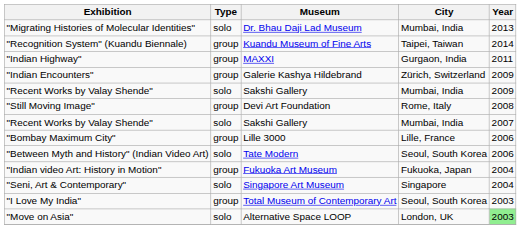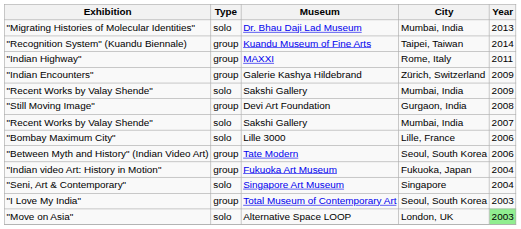(434, 59) Gurgaon, India -> (426, 59) Rome, Italy
(426, 106) Rome, Italy -> (434, 106) Gurgaon, India
(226, 138) group -> (222, 138) solo
(222, 153) solo -> (226, 153) group
